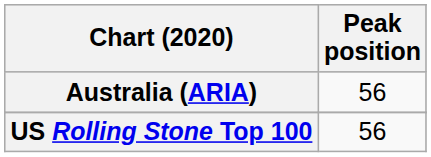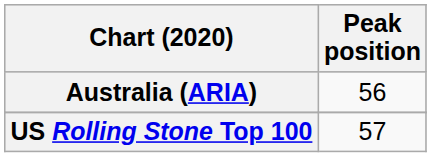(372, 131) 56 -> (372, 131) 57
